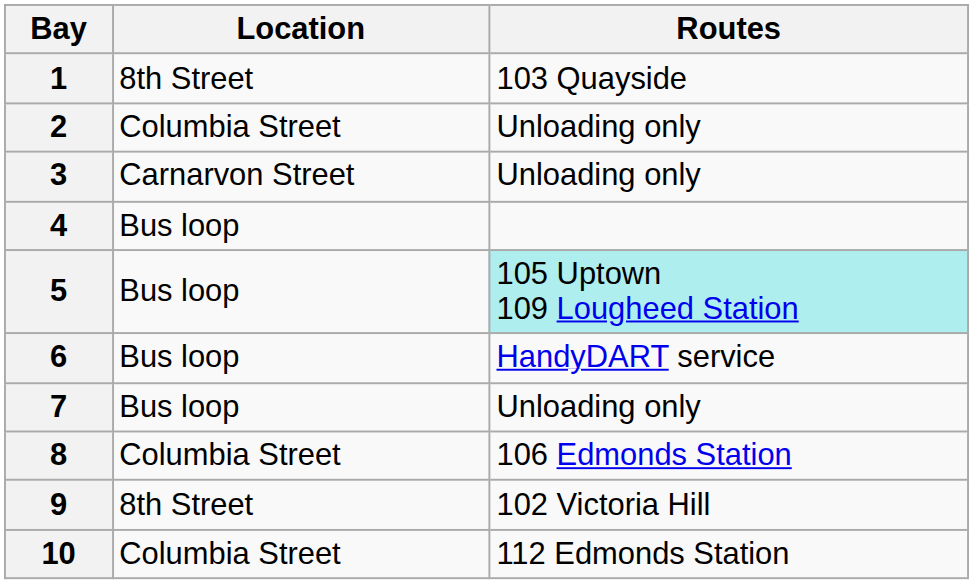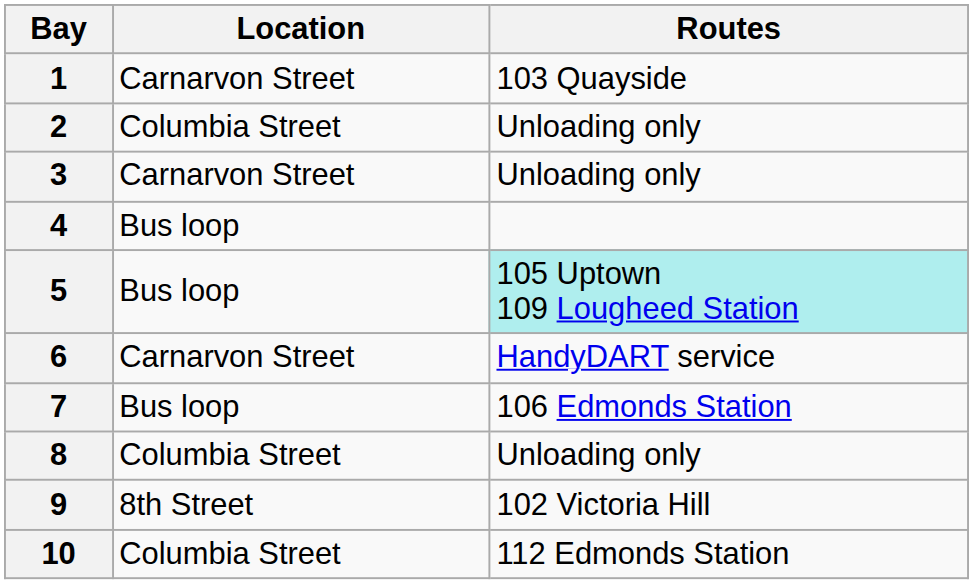(186, 77) 8th Street -> (237, 77) Carnarvon Street
(179, 357) Bus loop -> (237, 357) Carnarvon Street
(599, 406) Unloading only -> (644, 406) 106 Edmonds Station
(644, 455) 106 Edmonds Station -> (599, 455) Unloading only
